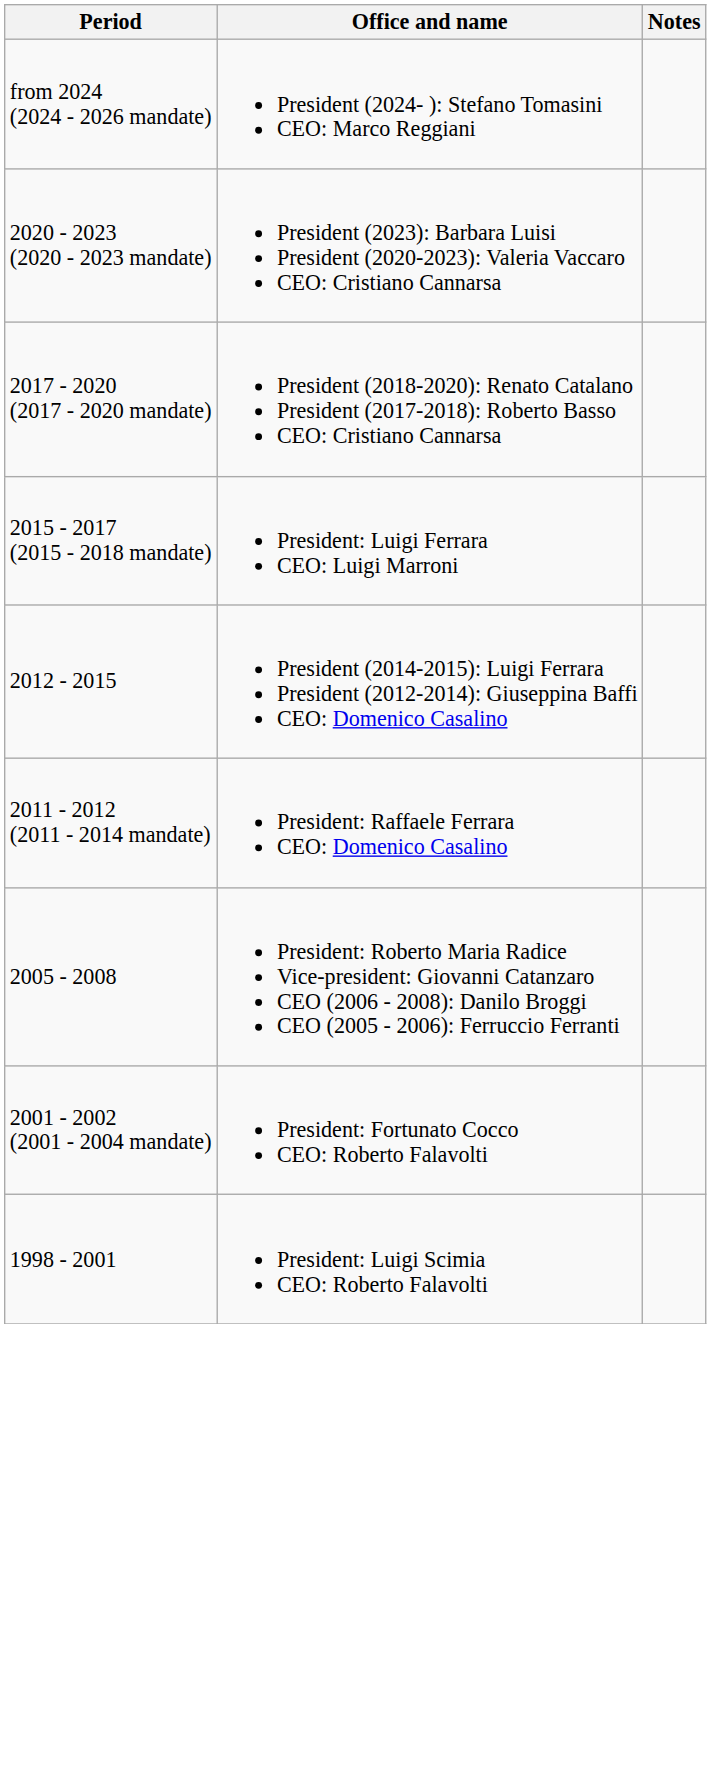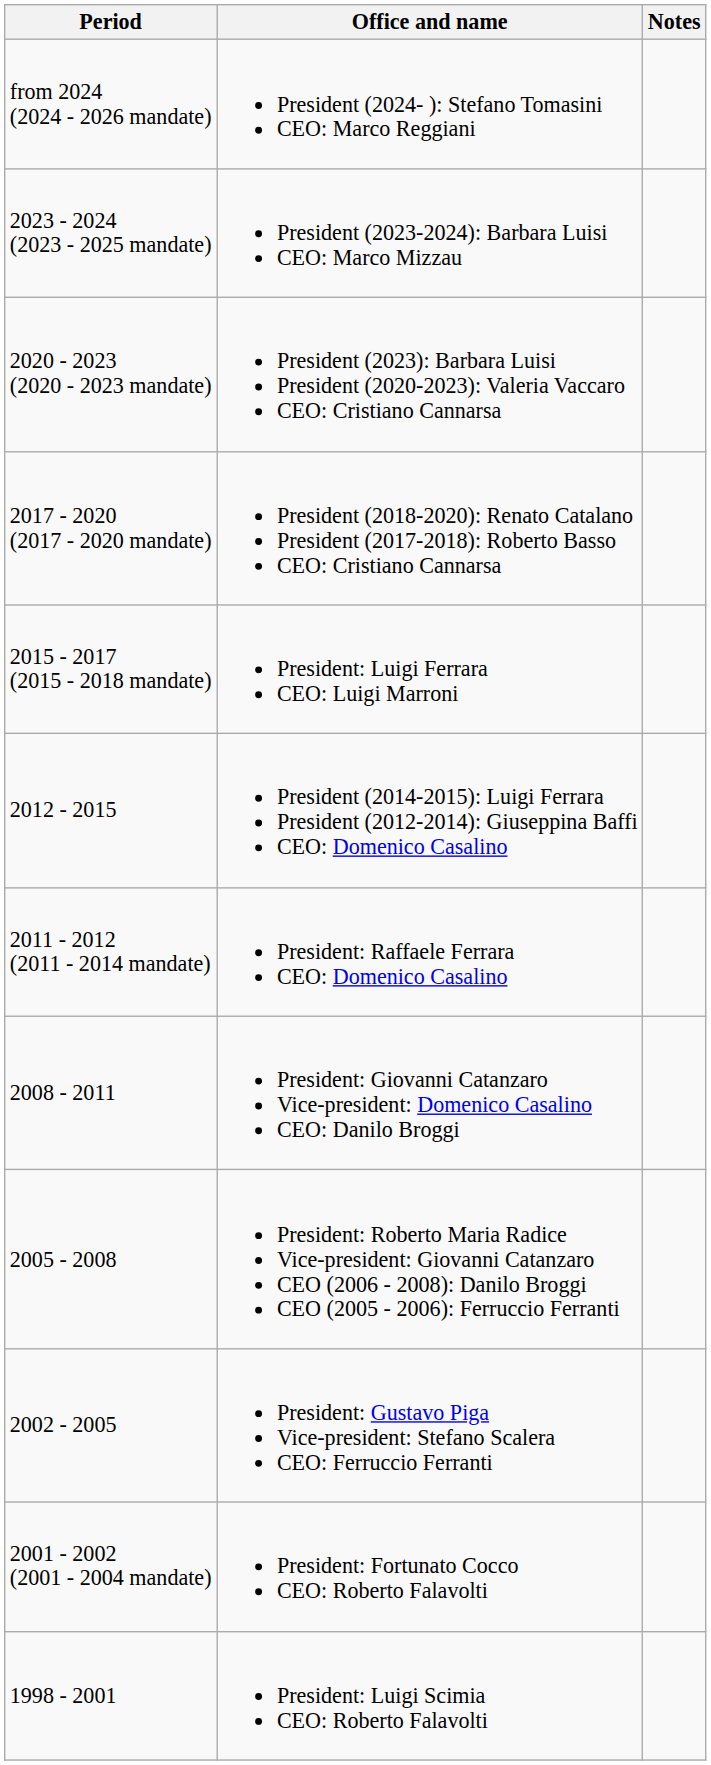+ row: (111, 232)
+ row: (63, 1092)
+ row: (63, 1425)
